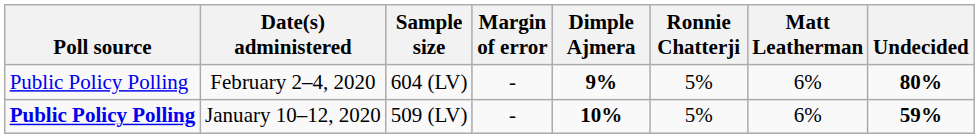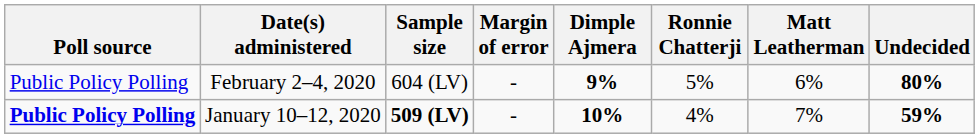(429, 116) normal -> (430, 116) bold
(699, 116) 5% -> (700, 116) 4%
(808, 116) 6% -> (809, 116) 7%
